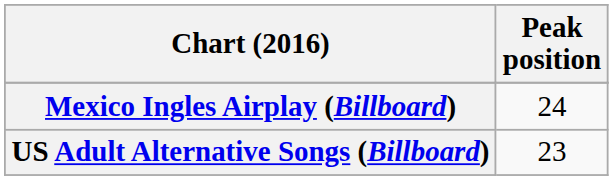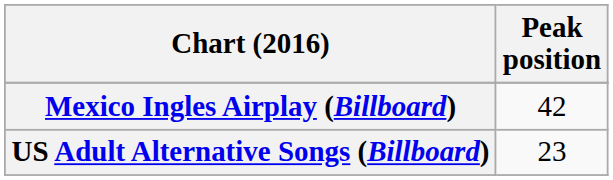(552, 105) 24 -> (552, 105) 42
